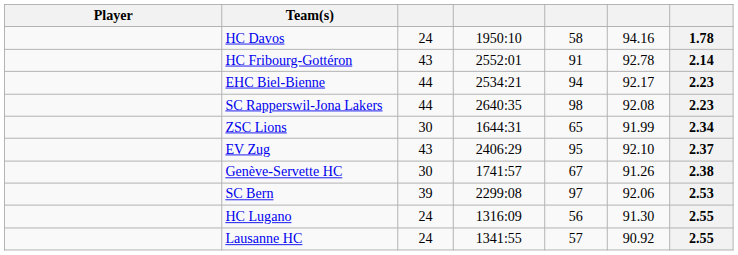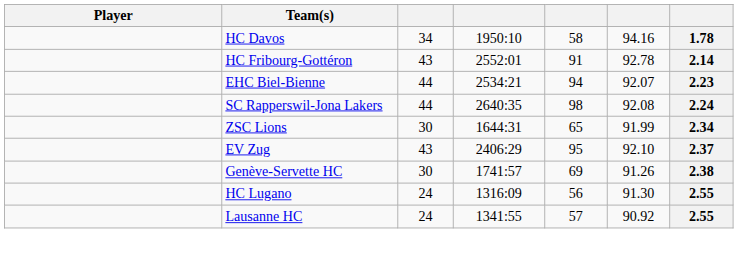(425, 37) 24 -> (425, 37) 34
(639, 82) 92.17 -> (639, 82) 92.07
(701, 104) 2.23 -> (701, 104) 2.24
(576, 171) 67 -> (576, 171) 69
- row: (249, 194)
